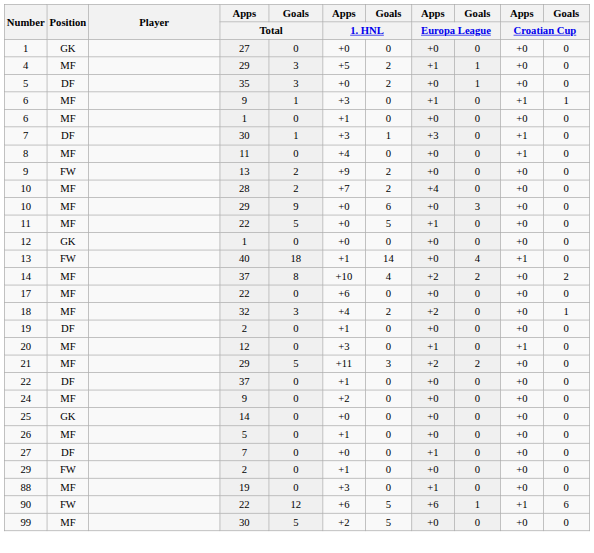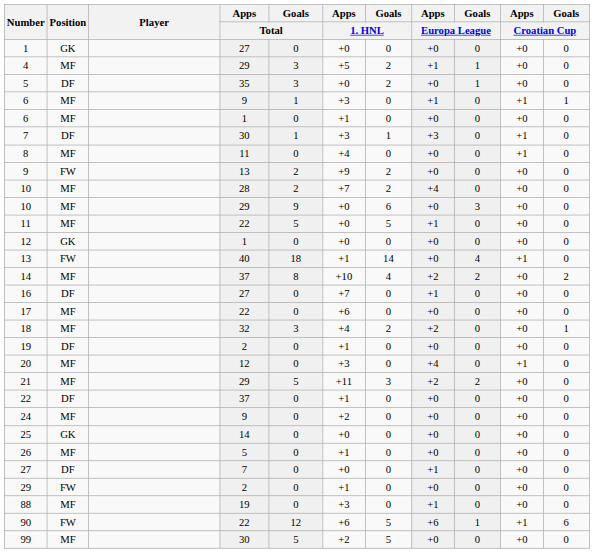+ row: (26, 294)
(433, 346) +1 -> (433, 364) +4
